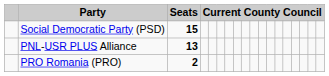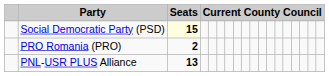(192, 29) no background -> (192, 29) lightyellow background
rows swapped: (79, 46) <-> (71, 63)
